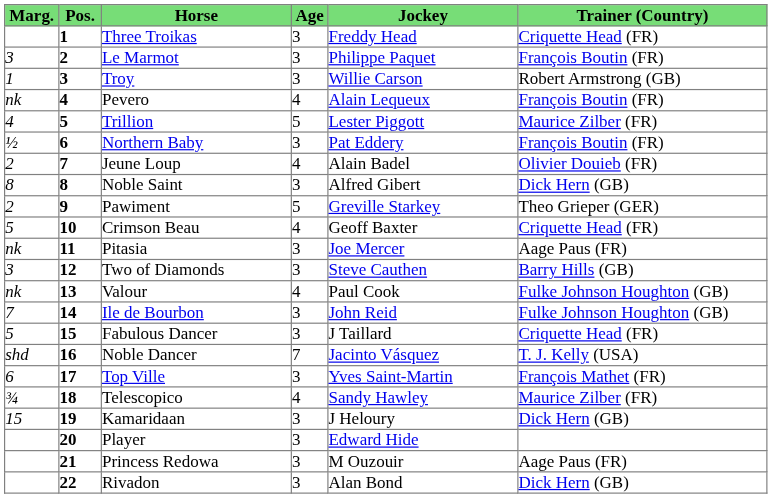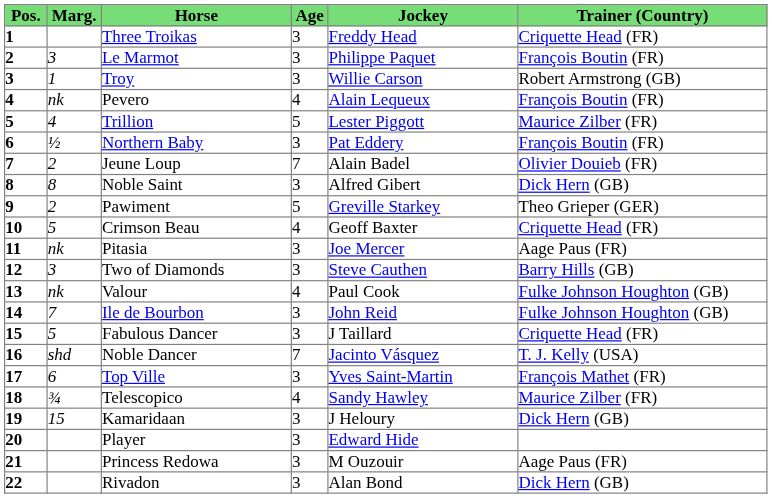columns swapped: (80, 15) <-> (32, 15)
(296, 163) 4 -> (296, 163) 7
